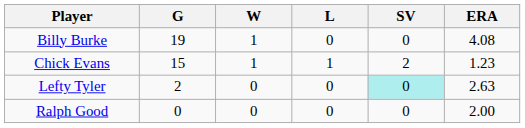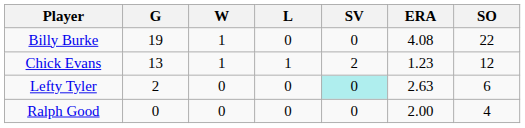+ column: (487, 16)
(178, 63) 15 -> (155, 63) 13
